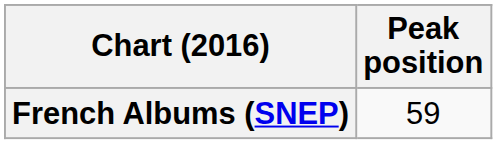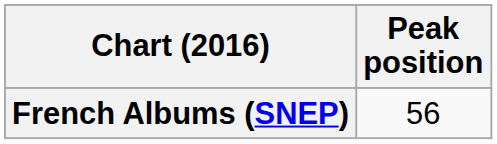(423, 112) 59 -> (423, 112) 56
